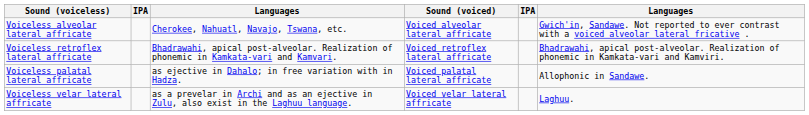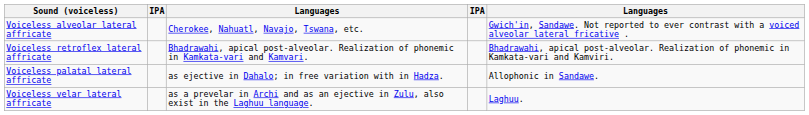- column: (461, 11)
